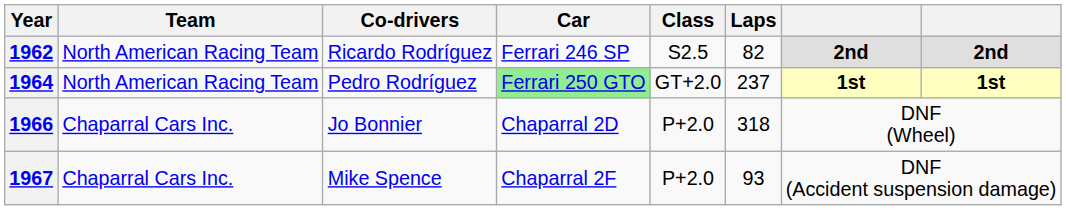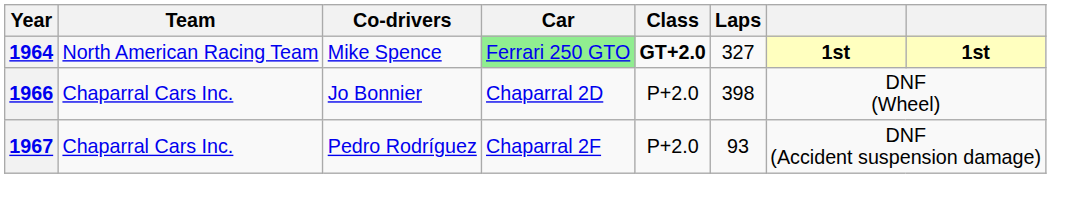- row: (31, 52)
(402, 83) Pedro Rodríguez -> (385, 52) Mike Spence
(688, 83) normal -> (673, 52) bold
(753, 83) 237 -> (738, 52) 327
(753, 125) 318 -> (738, 94) 398
(385, 178) Mike Spence -> (402, 147) Pedro Rodríguez
